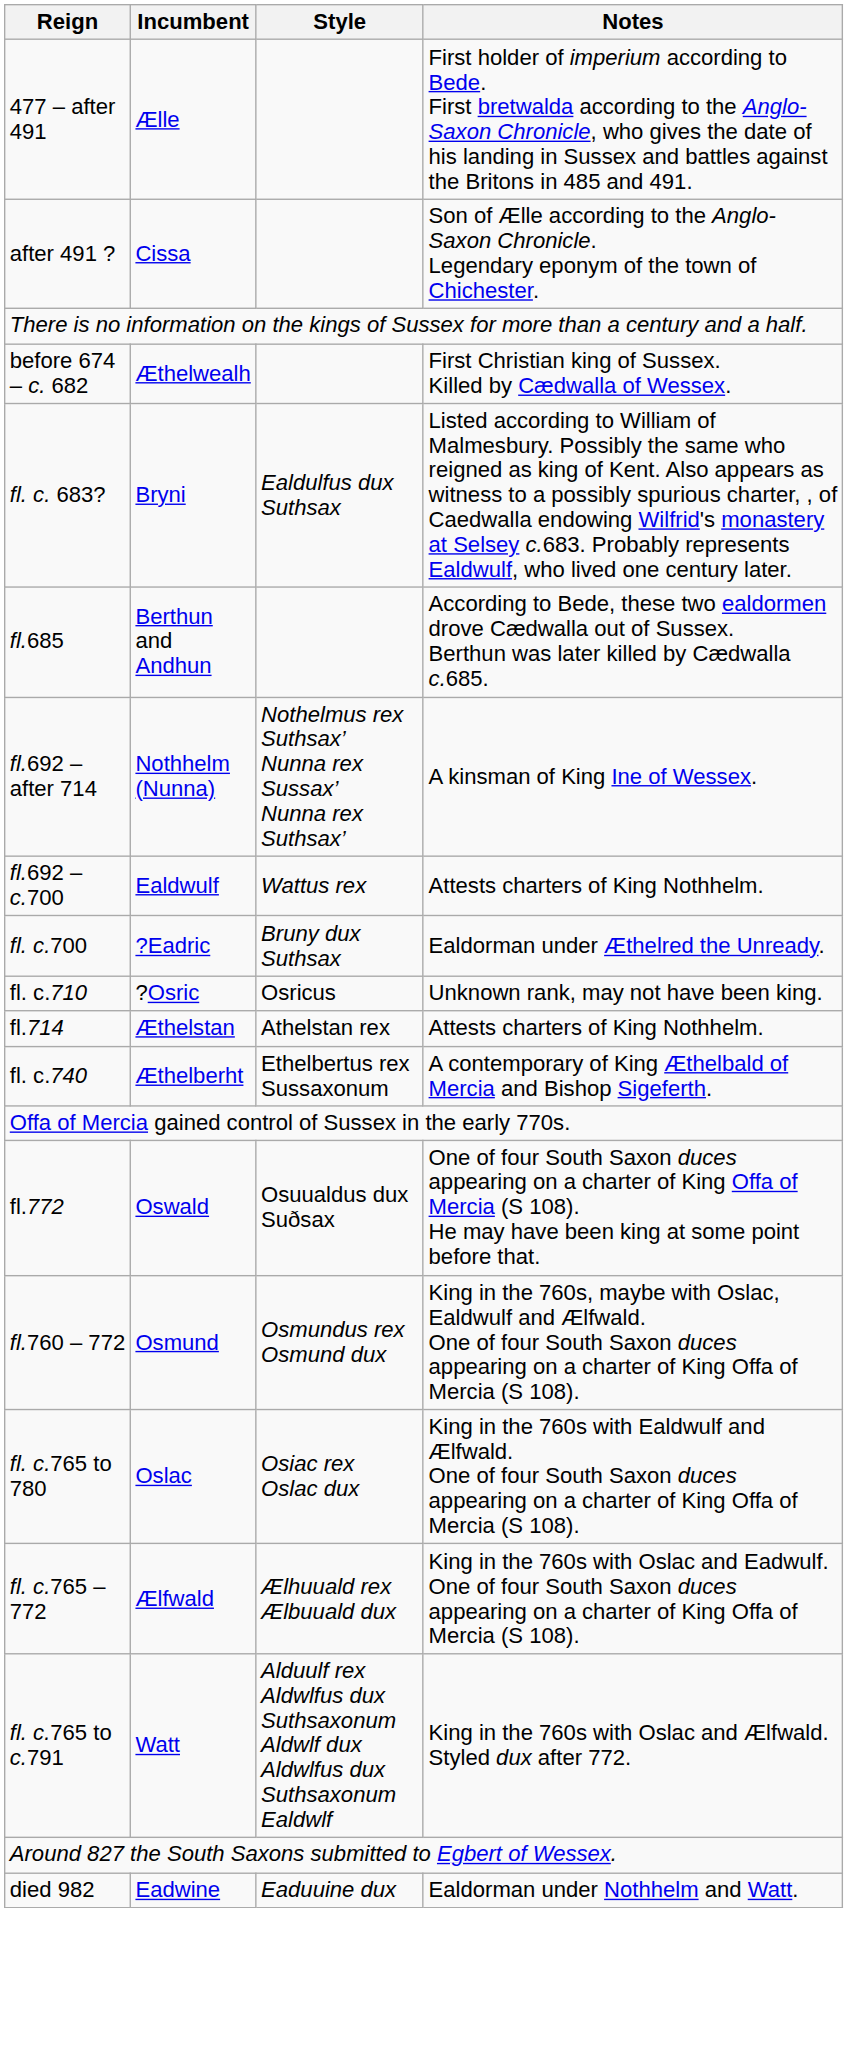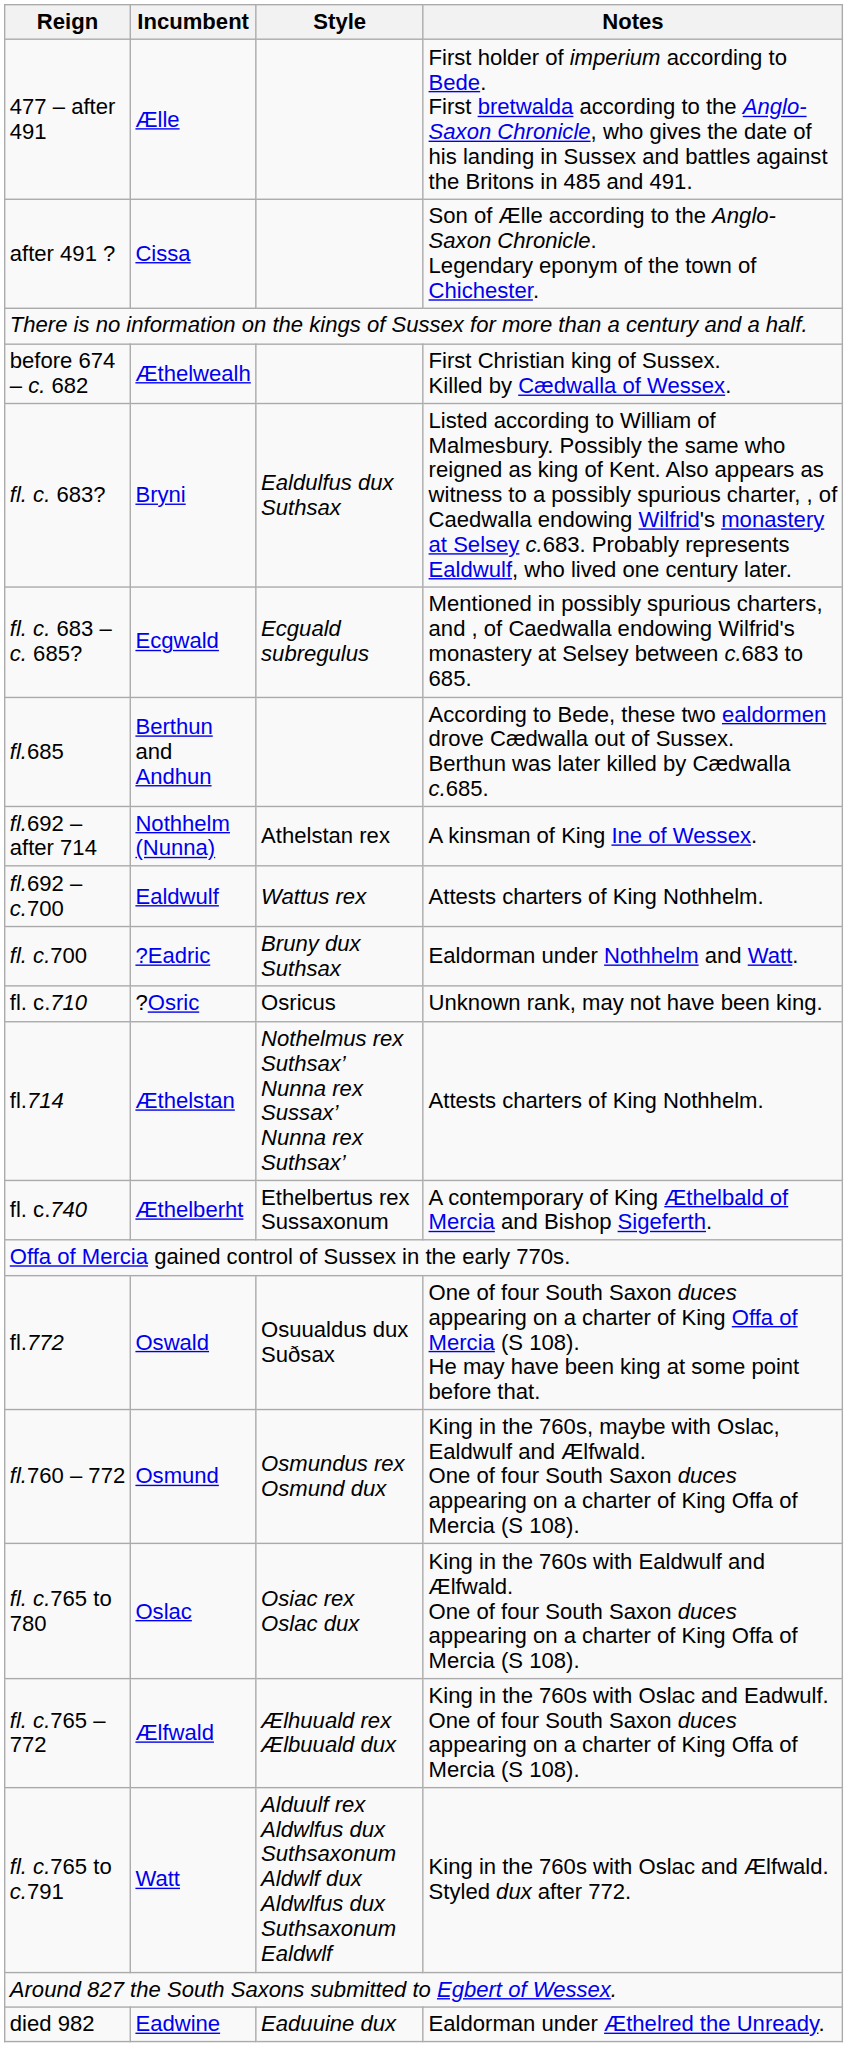+ row: (61, 641)
(332, 776) Nothelmus rex Suthsax’ Nunna rex Sussax’ Nunna rex Suthsax’ -> (326, 836) Athelstan rex
(627, 945) Ealdorman under Æthelred the Unready. -> (614, 955) Ealdorman under Nothhelm and Watt.
(326, 1028) Athelstan rex -> (332, 1100) Nothelmus rex Suthsax’ Nunna rex Sussax’ Nunna rex Suthsax’
(614, 1889) Ealdorman under Nothhelm and Watt. -> (627, 2024) Ealdorman under Æthelred the Unready.
